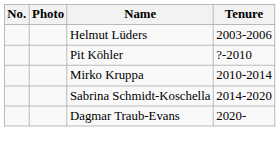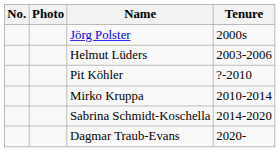+ row: (100, 34)
